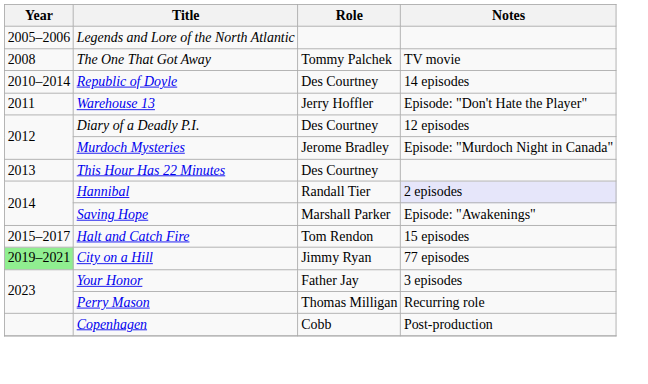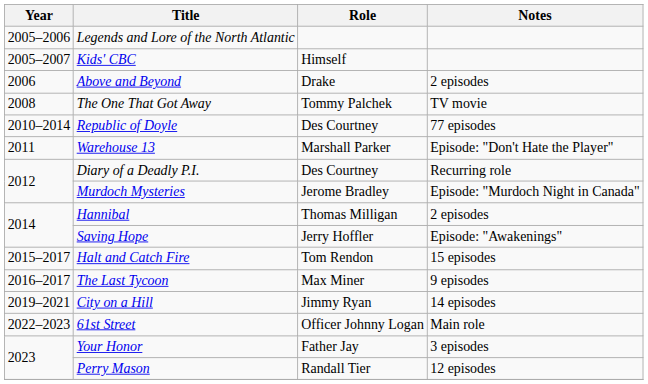+ row: (106, 59)
+ row: (129, 81)
(437, 81) 14 episodes -> (463, 125) 77 episodes
(337, 103) Jerry Hoffler -> (346, 147) Marshall Parker
(437, 125) 12 episodes -> (471, 170) Recurring role
- row: (151, 170)
(336, 192) Randall Tier -> (349, 214) Thomas Milligan
(433, 192) lavender background -> (459, 214) no background
(346, 214) Marshall Parker -> (337, 236) Jerry Hoffler
+ row: (123, 280)
(39, 258) lightgreen background -> (39, 302) no background
(437, 258) 77 episodes -> (463, 302) 14 episodes
+ row: (106, 324)
(349, 302) Thomas Milligan -> (336, 368) Randall Tier
(444, 302) Recurring role -> (463, 368) 12 episodes
- row: (112, 324)
